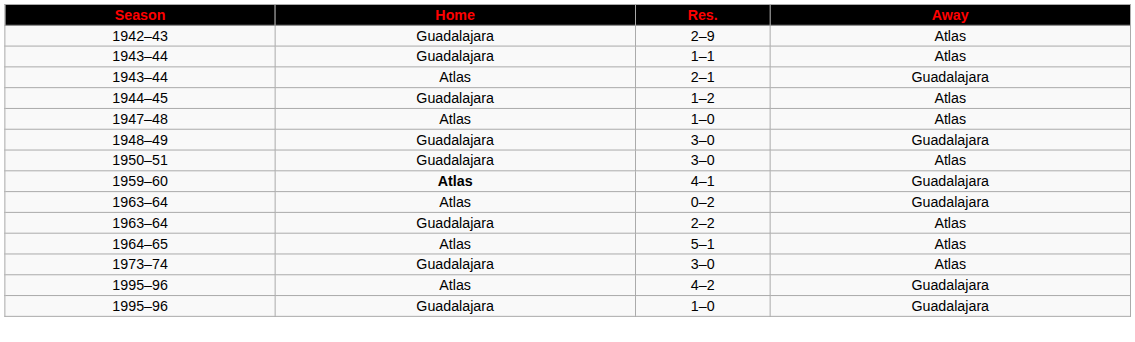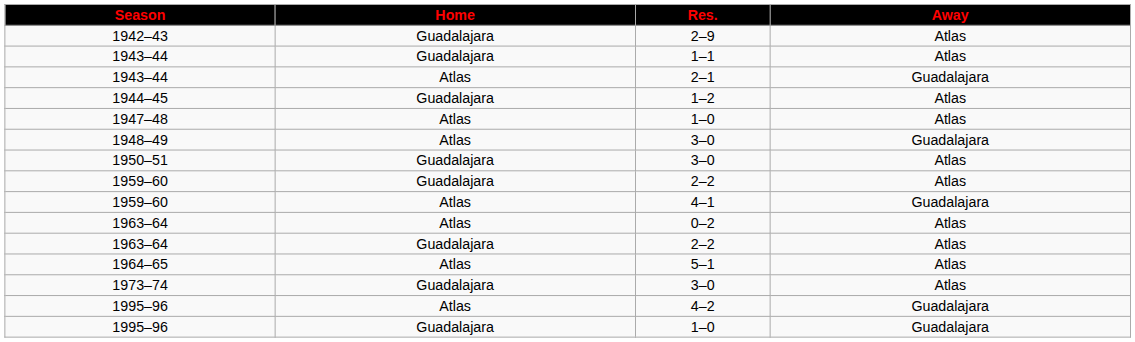(455, 140) Guadalajara -> (455, 140) Atlas
+ row: (140, 181)
(455, 181) bold -> (455, 202) normal
(950, 202) Guadalajara -> (950, 223) Atlas
